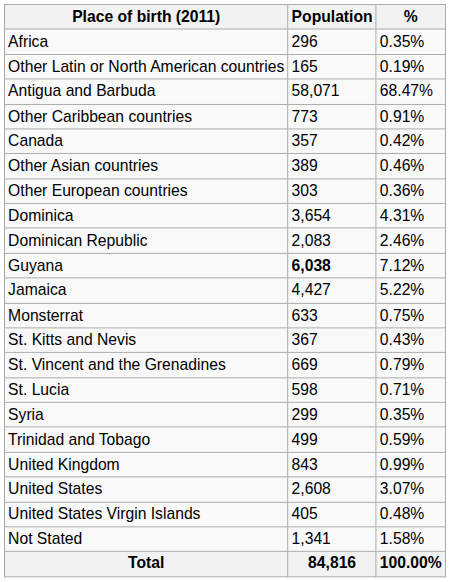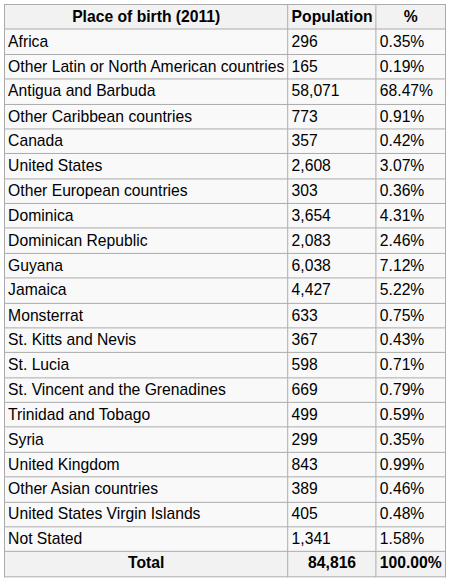rows swapped: (83, 166) <-> (55, 489)
(311, 265) bold -> (311, 265) normal
rows swapped: (39, 389) <-> (117, 365)
rows swapped: (26, 414) <-> (79, 439)
